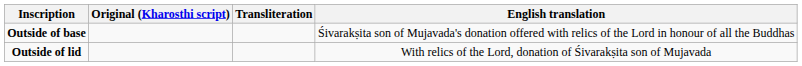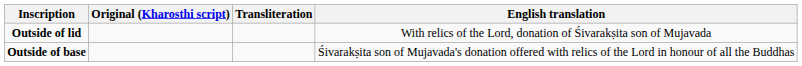rows swapped: (46, 52) <-> (46, 33)
